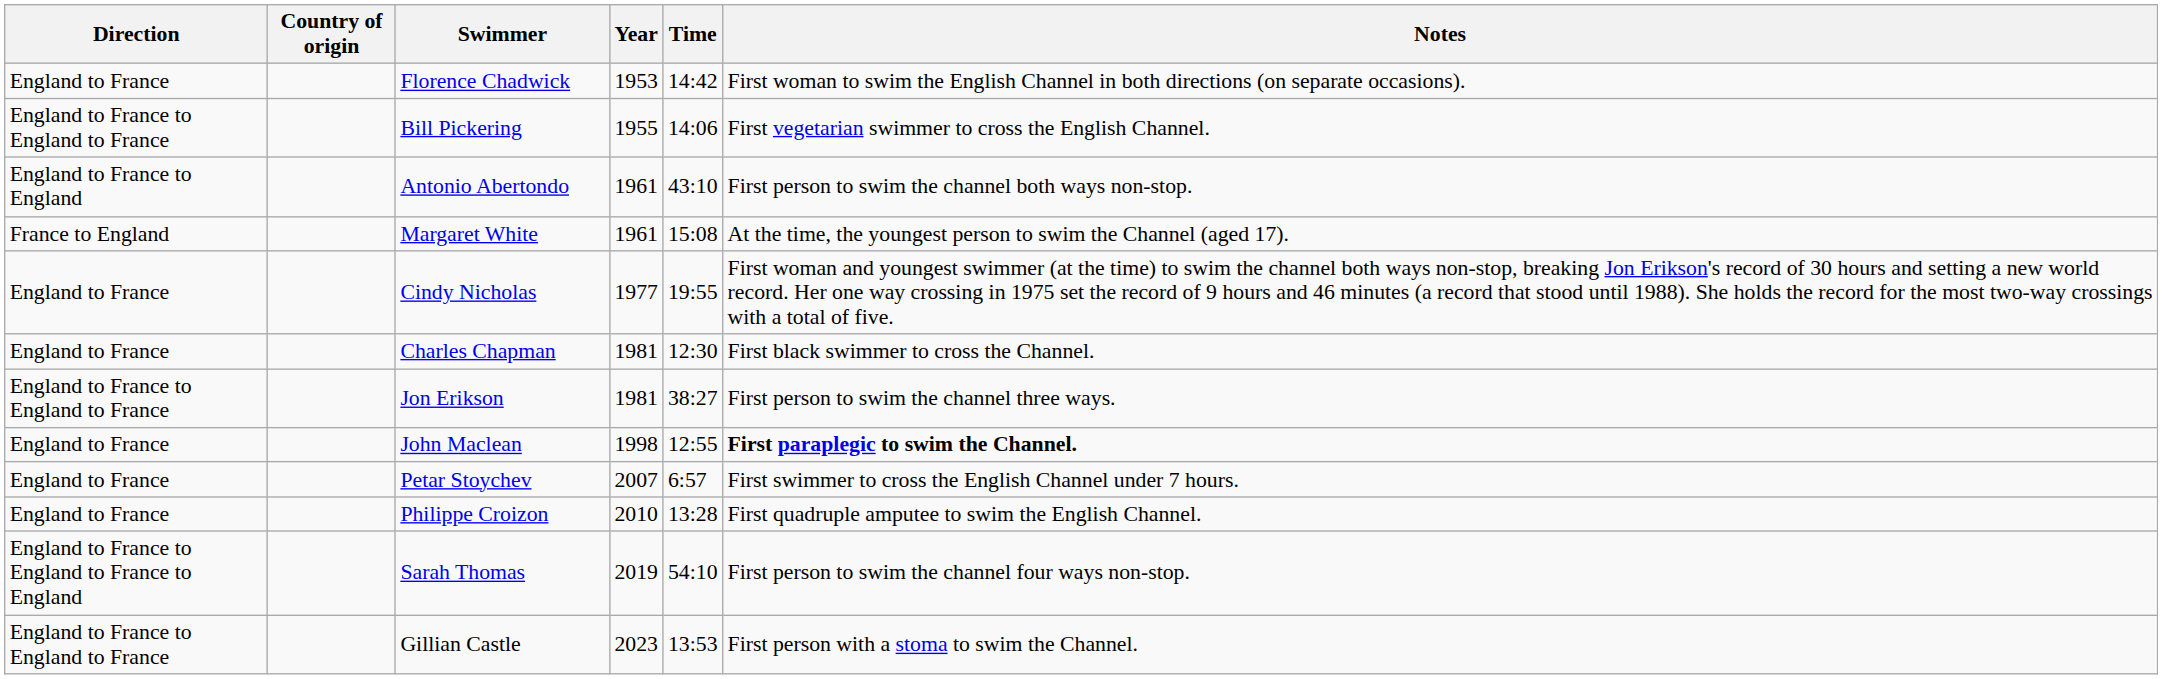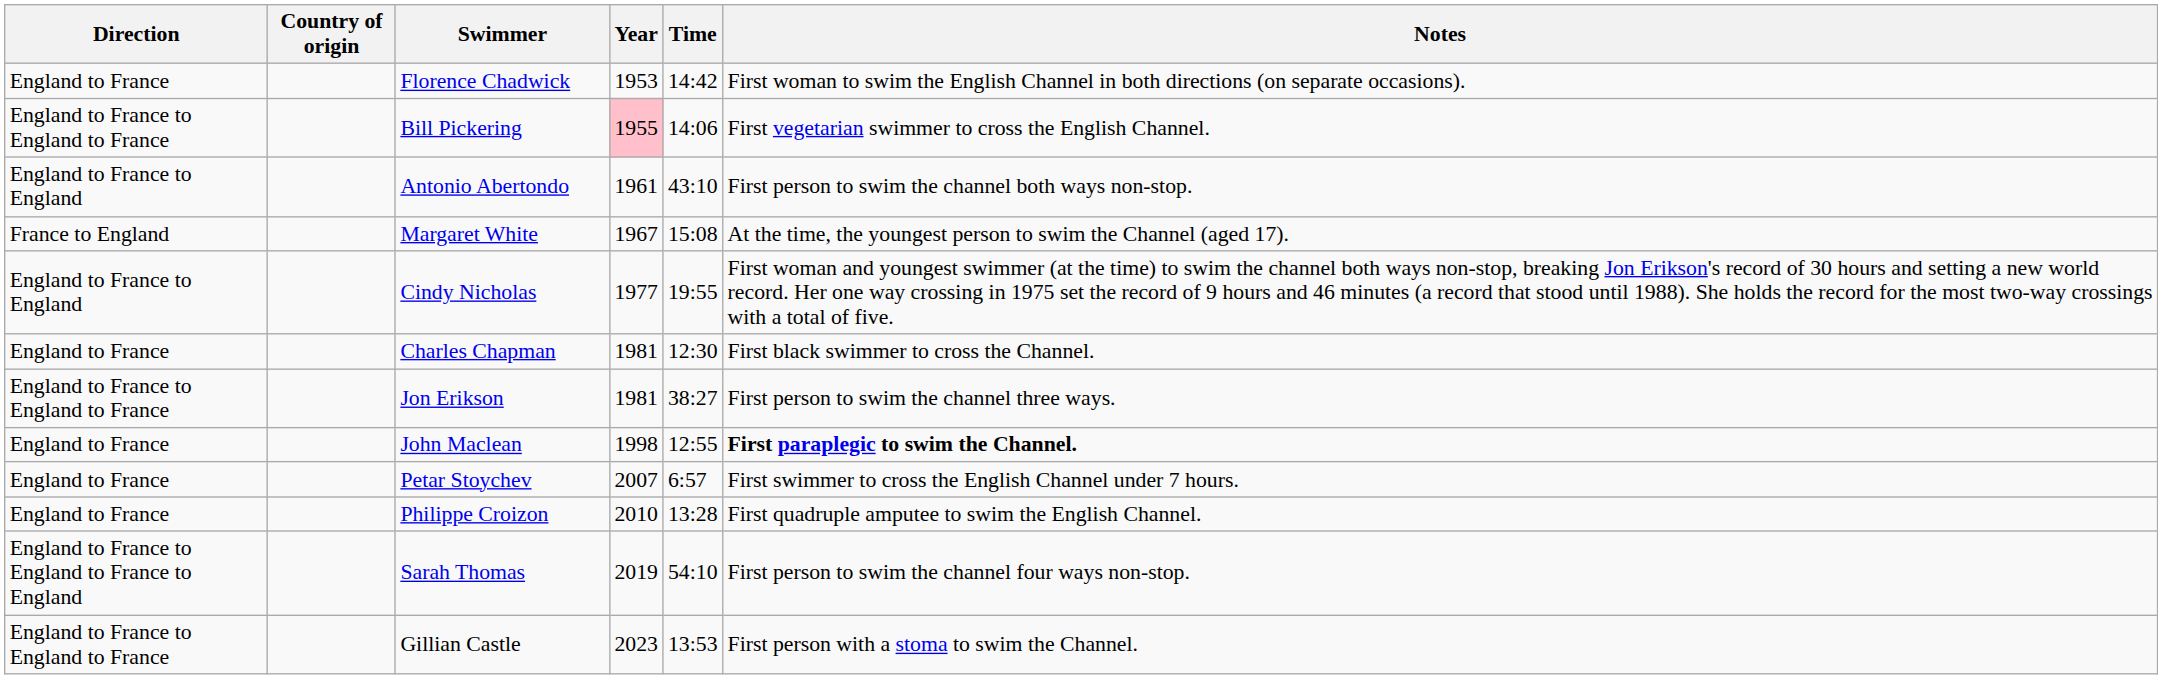(636, 127) no background -> (636, 127) pink background
(636, 233) 1961 -> (636, 233) 1967
(89, 292) England to France -> (101, 292) England to France to England
